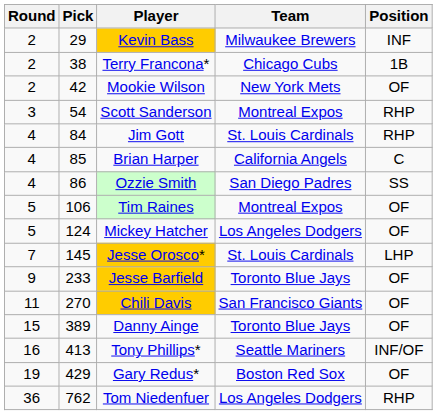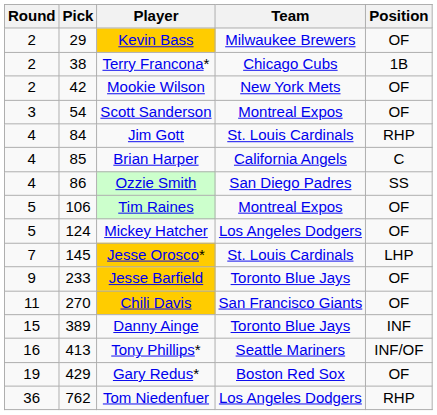(399, 40) INF -> (399, 40) OF
(399, 111) RHP -> (399, 111) OF
(399, 326) OF -> (399, 326) INF
